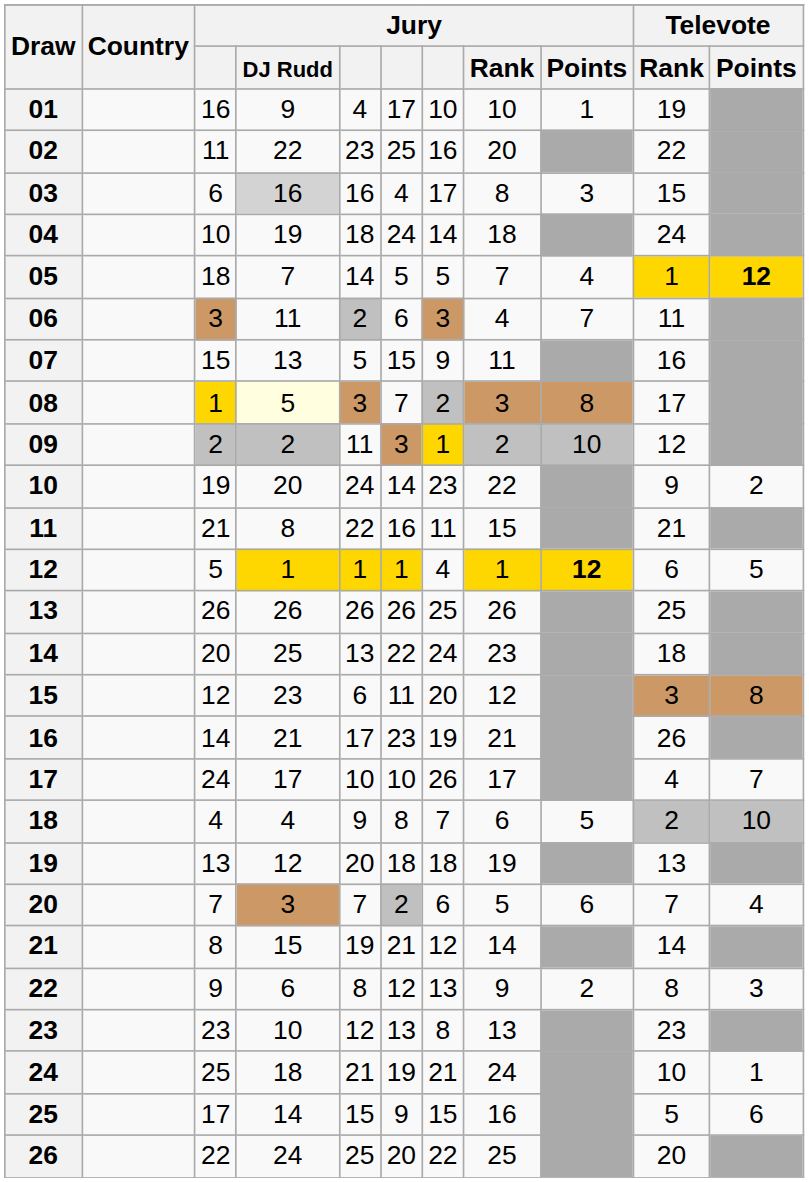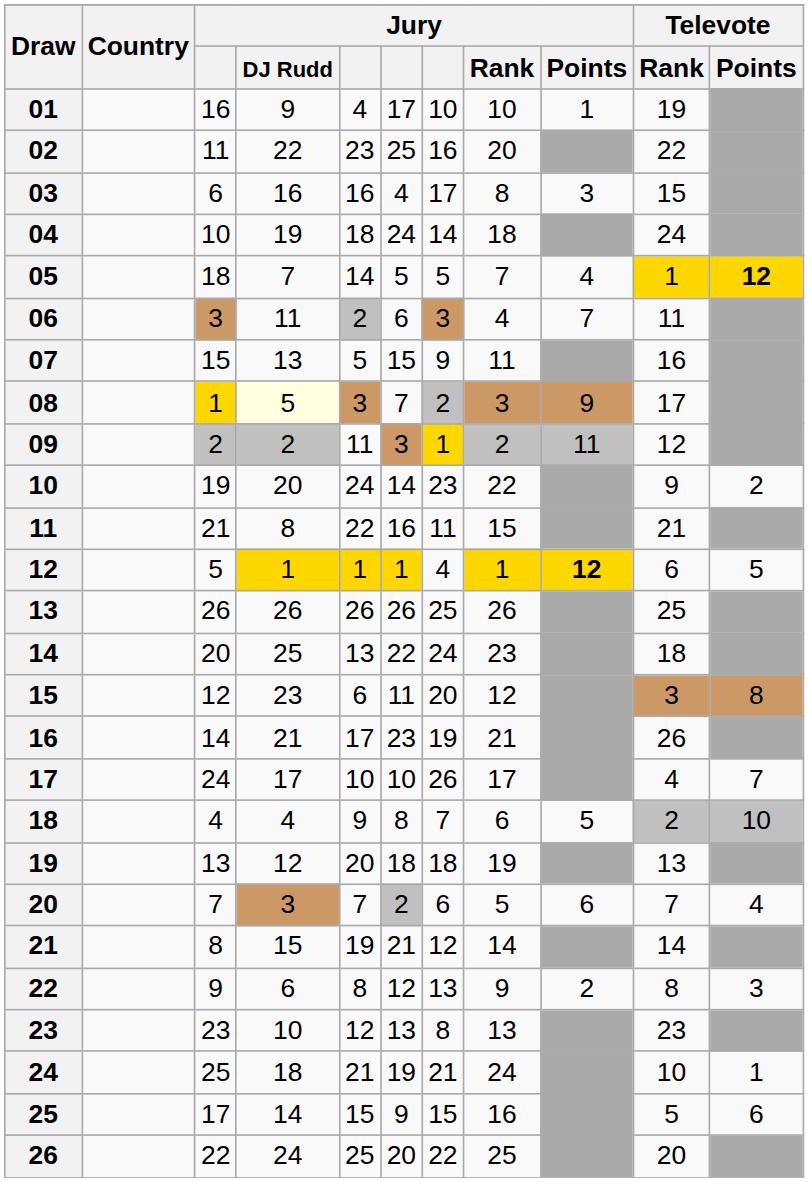(288, 192) lightgrey background -> (288, 192) no background
(587, 402) 8 -> (587, 402) 9
(587, 444) 10 -> (587, 444) 11
